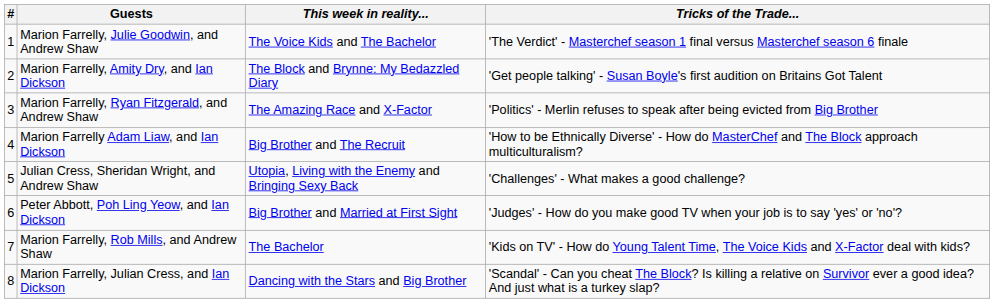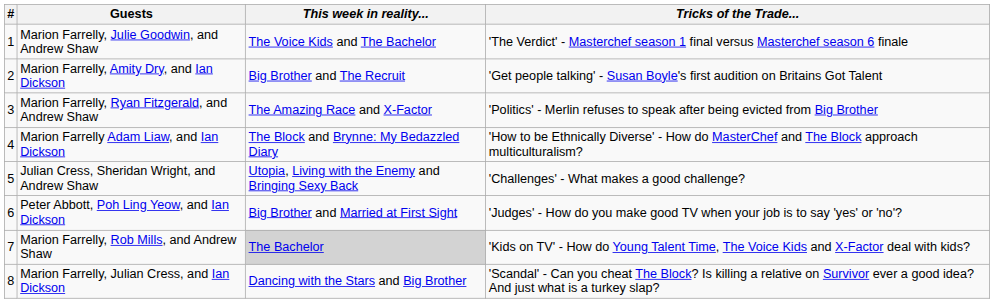(354, 75) The Block and Brynne: My Bedazzled Diary -> (327, 75) Big Brother and The Recruit
(327, 144) Big Brother and The Recruit -> (354, 144) The Block and Brynne: My Bedazzled Diary
(286, 247) no background -> (286, 247) lightgrey background
